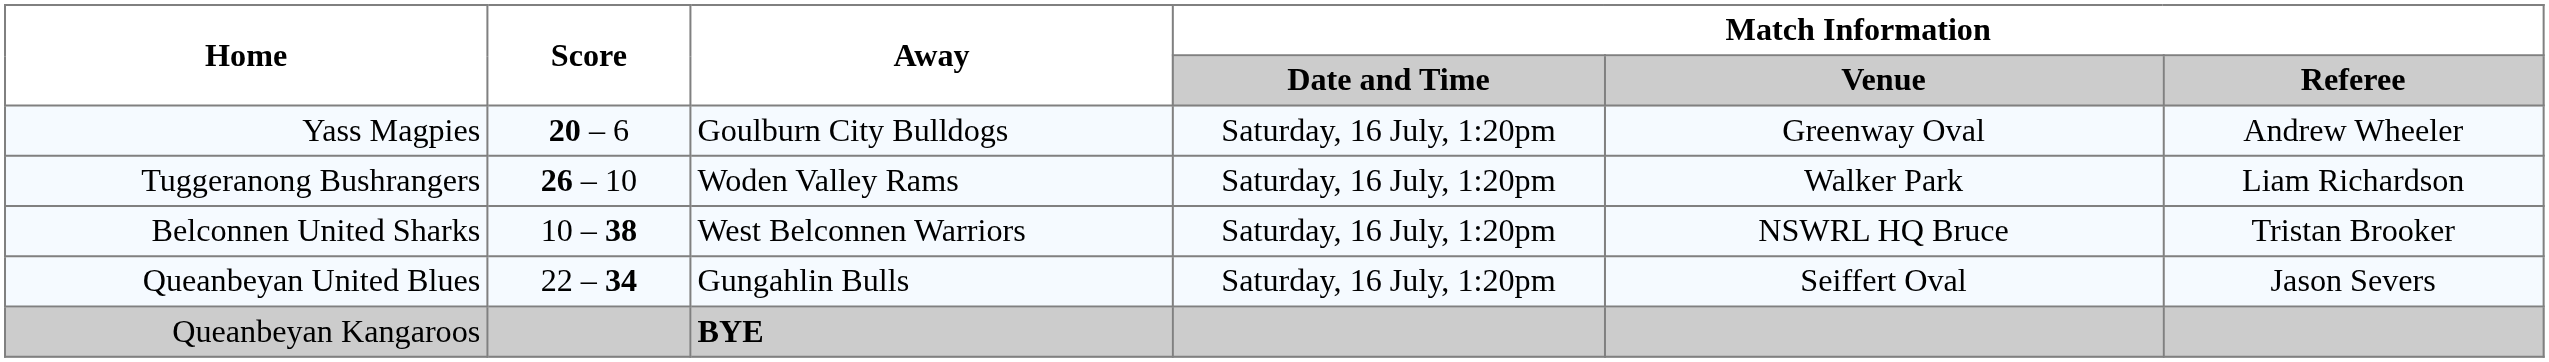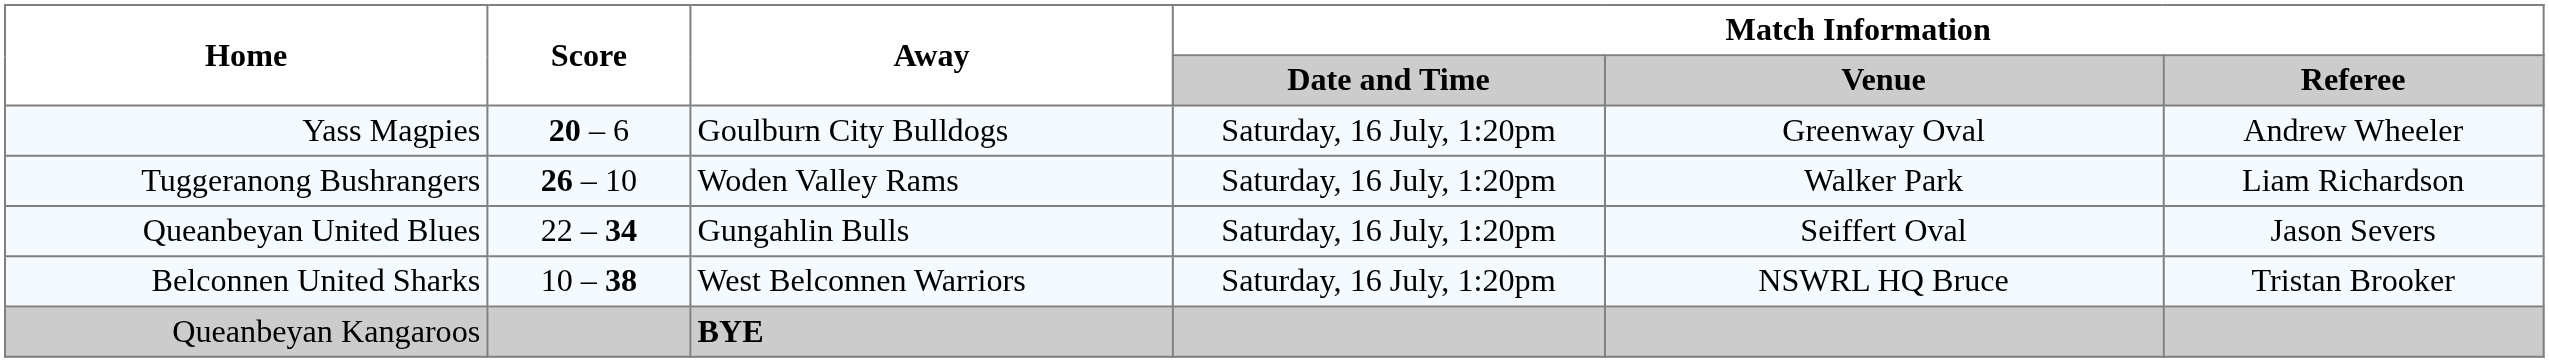rows swapped: (312, 280) <-> (316, 230)
